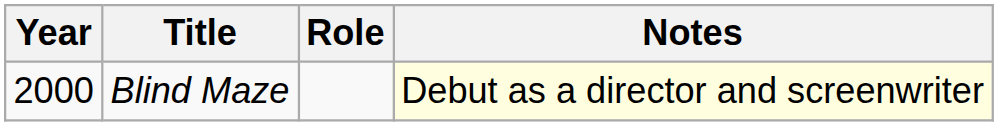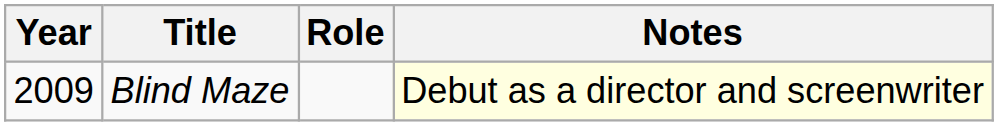(54, 90) 2000 -> (54, 90) 2009
